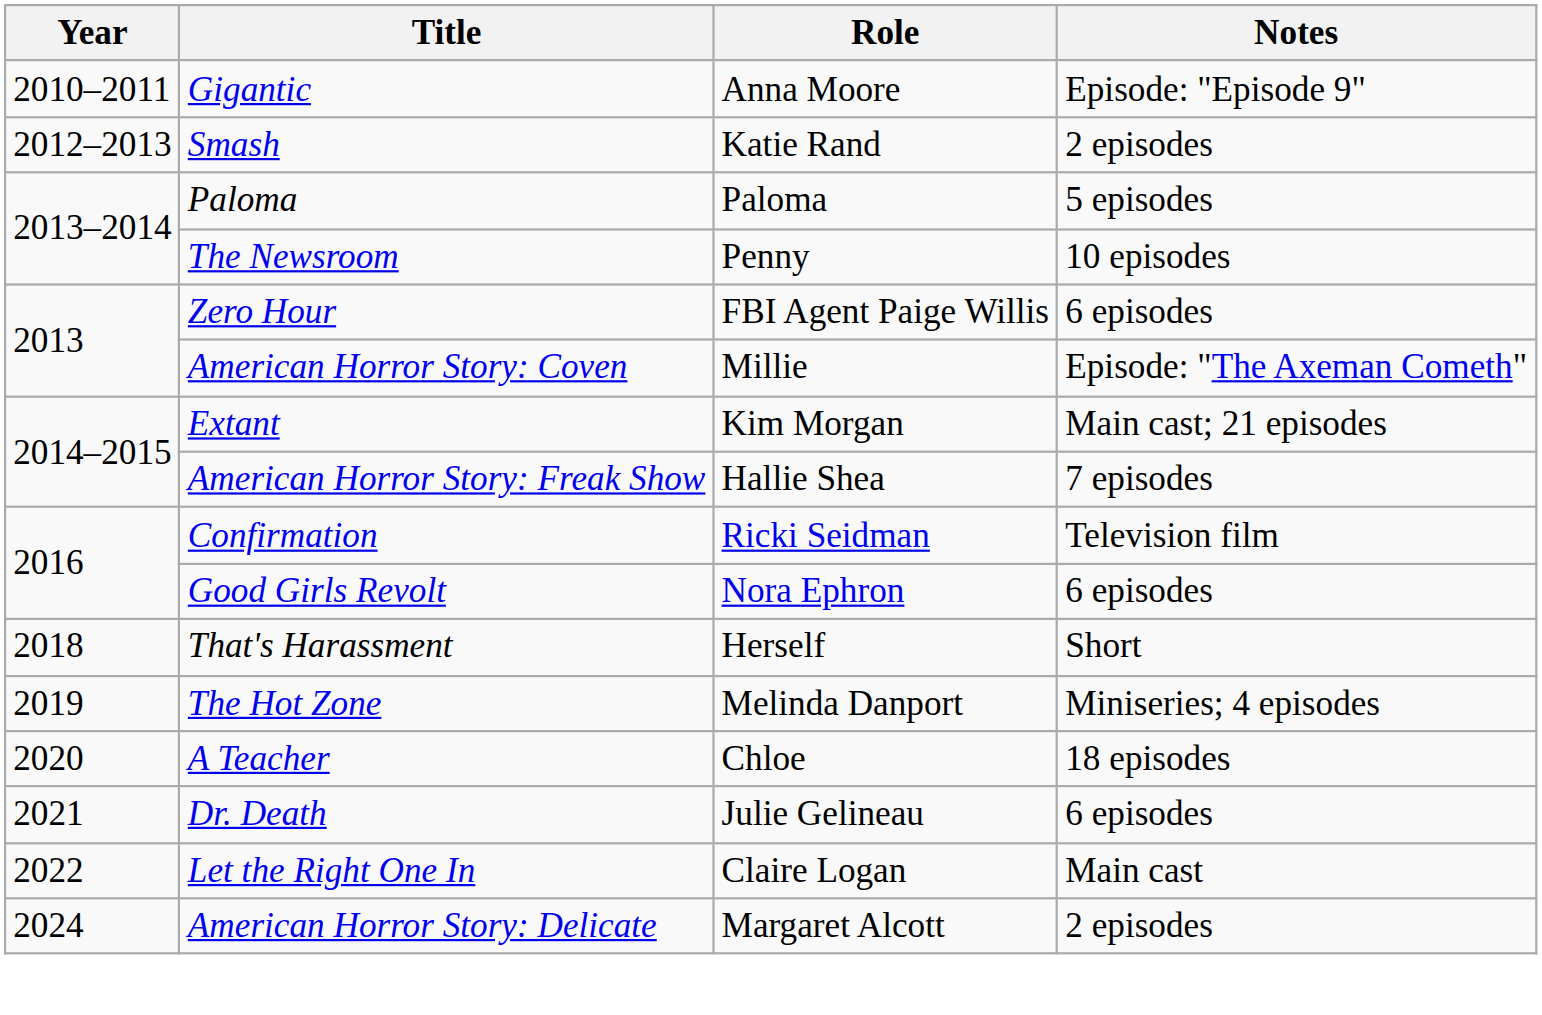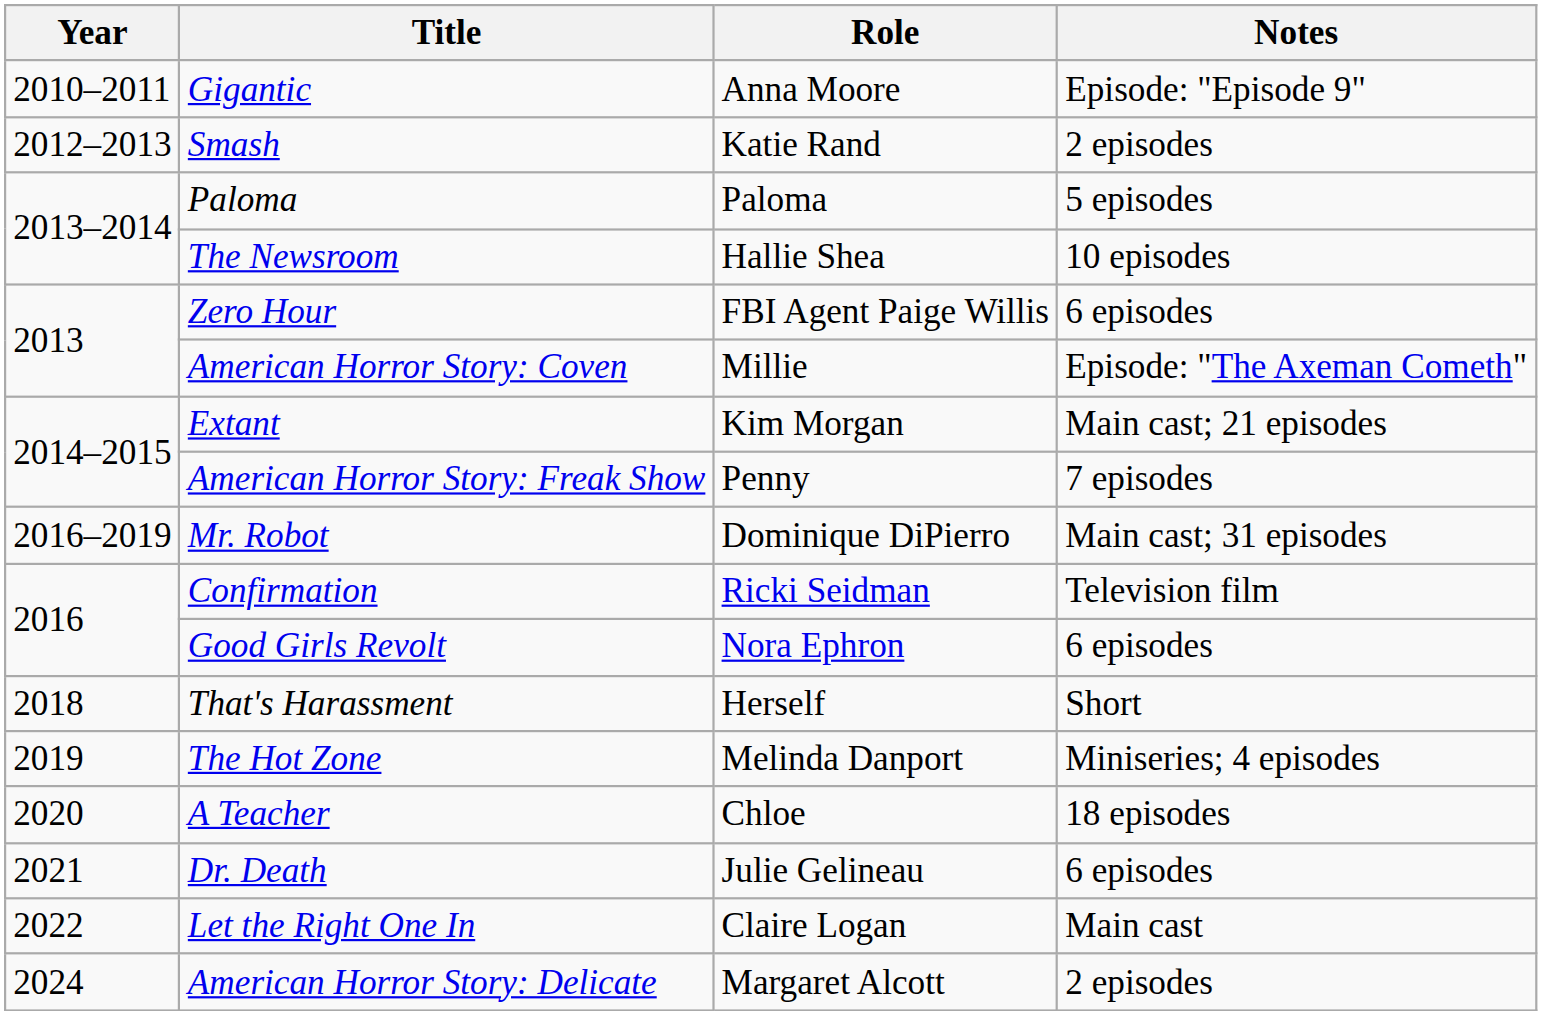(766, 255) Penny -> (803, 255) Hallie Shea
(803, 479) Hallie Shea -> (766, 479) Penny
+ row: (258, 534)
